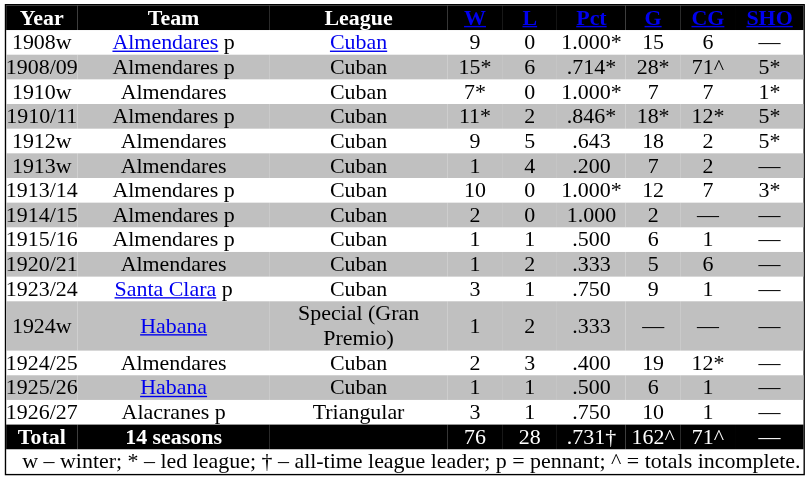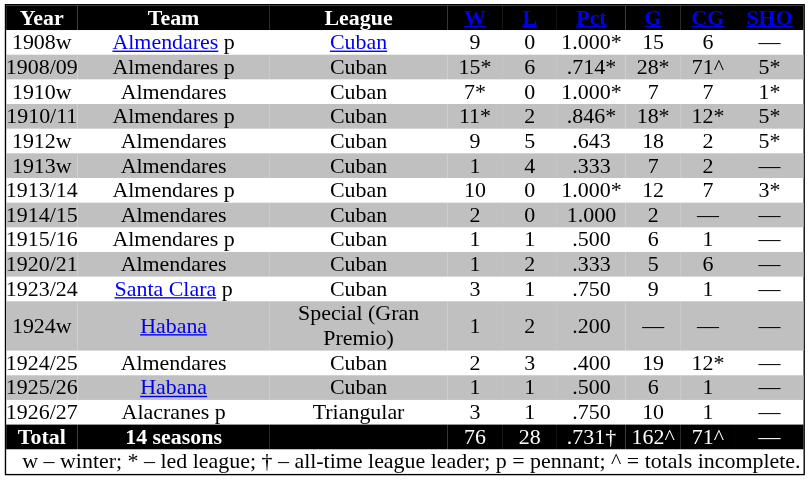(591, 165) .200 -> (591, 165) .333
(174, 214) Almendares p -> (174, 214) Almendares
(591, 325) .333 -> (591, 325) .200
